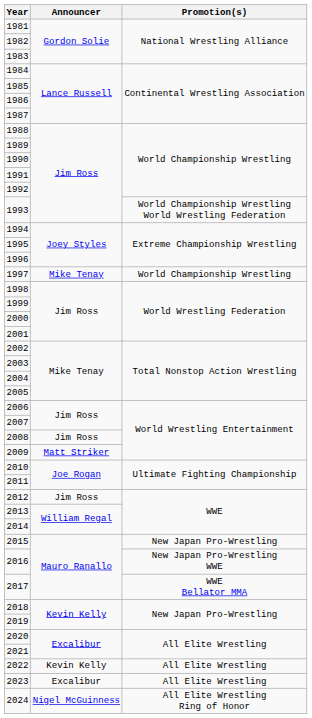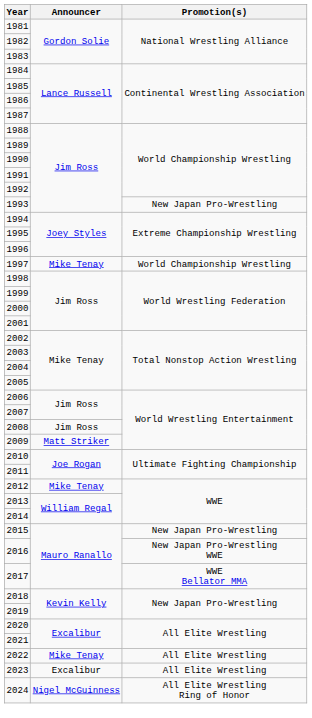(215, 210) World Championship Wrestling World Wrestling Federation -> (215, 205) New Japan Pro-Wrestling
(76, 497) Jim Ross -> (76, 486) Mike Tenay
(76, 666) Kevin Kelly -> (76, 656) Mike Tenay
